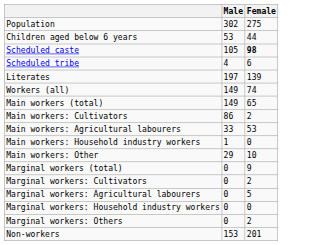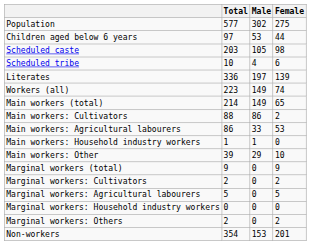+ column: (236, 11)
(252, 50) bold -> (280, 50) normal
